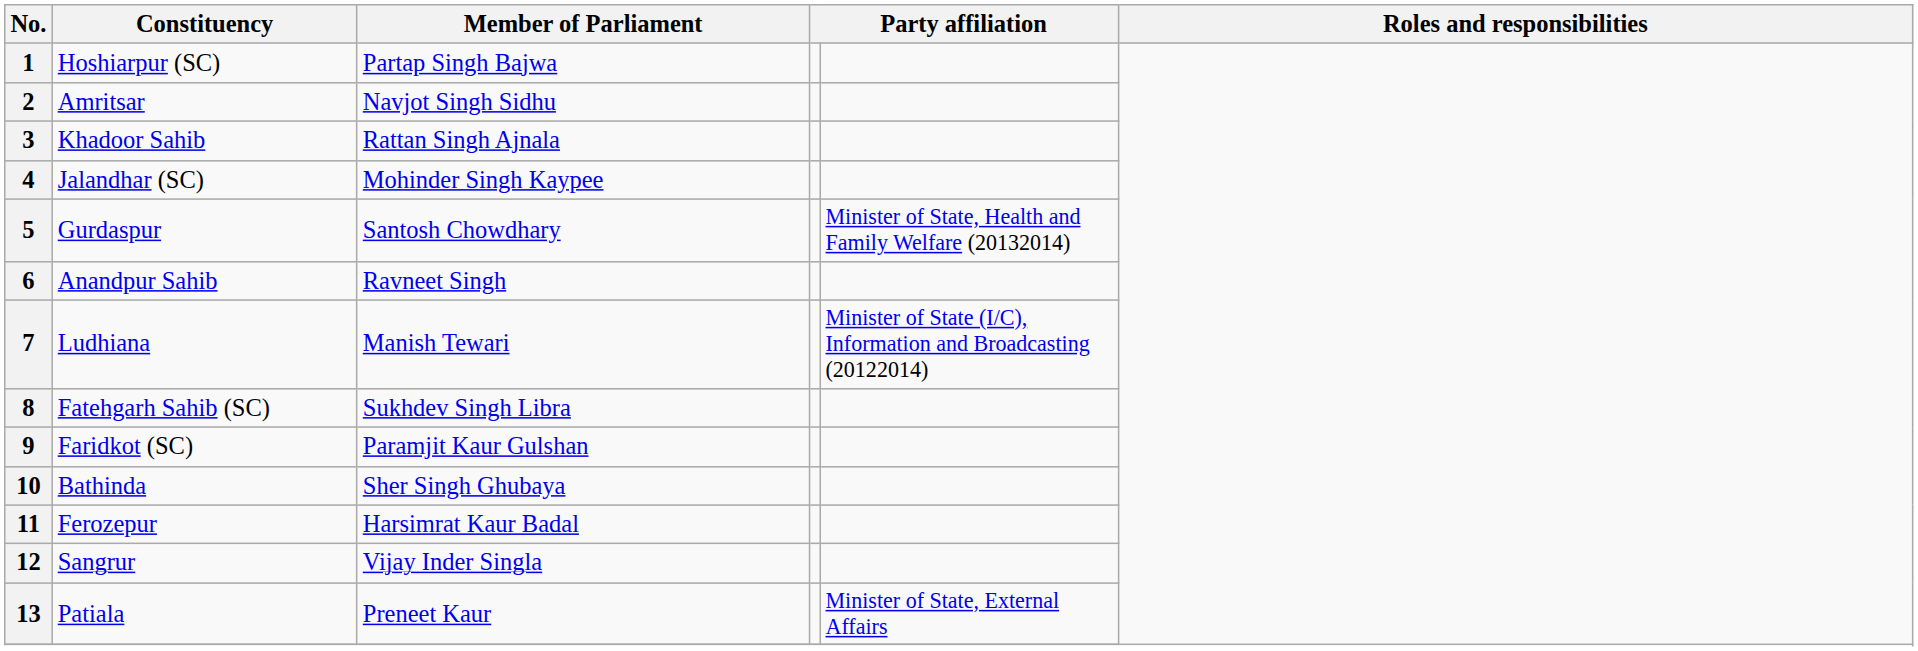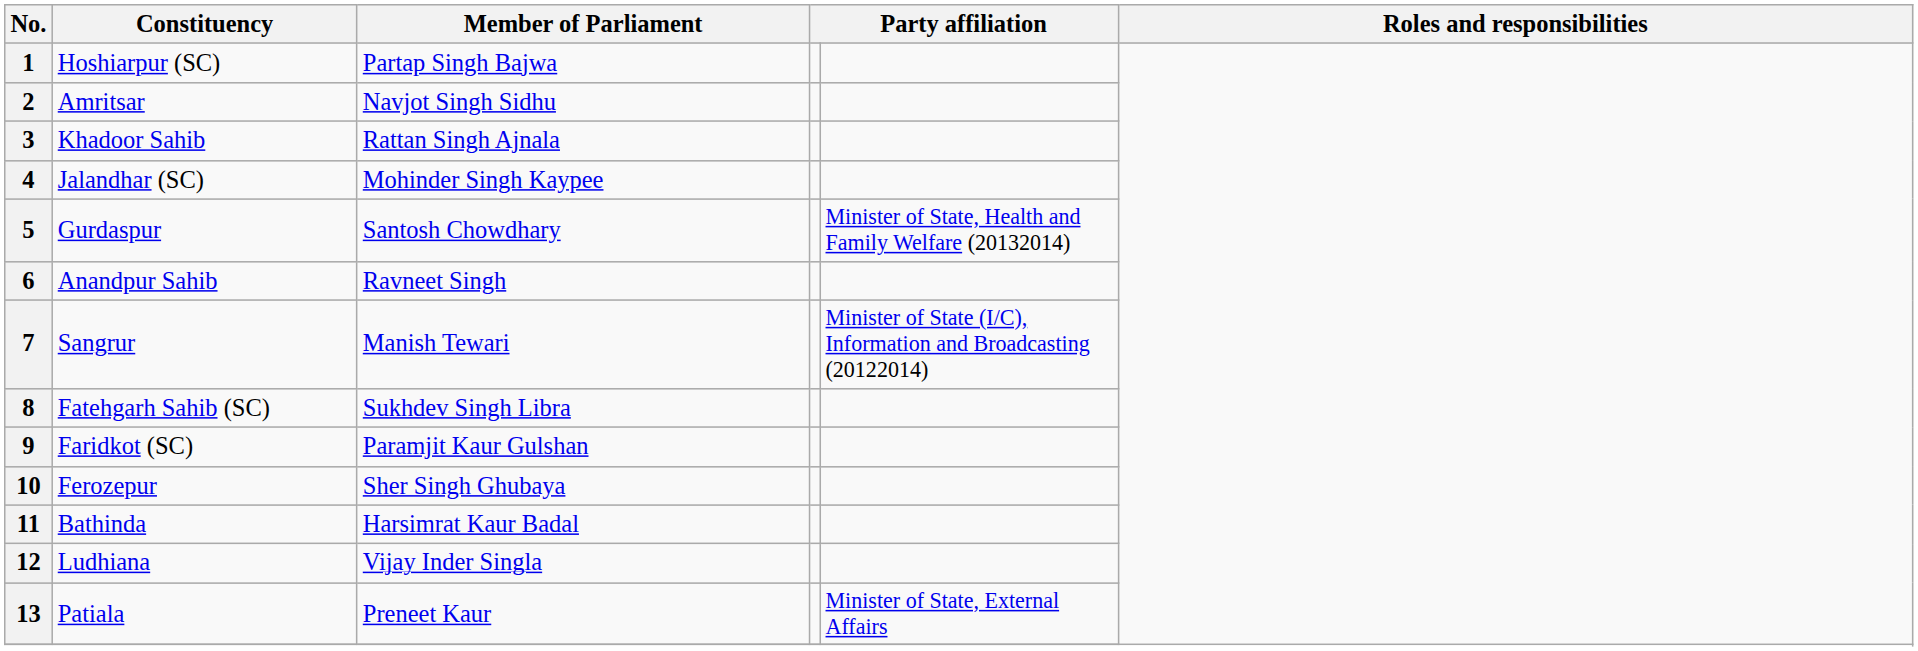(104, 343) Ludhiana -> (96, 343) Sangrur
(102, 485) Bathinda -> (107, 485) Ferozepur
(107, 524) Ferozepur -> (102, 524) Bathinda
(96, 562) Sangrur -> (104, 562) Ludhiana
